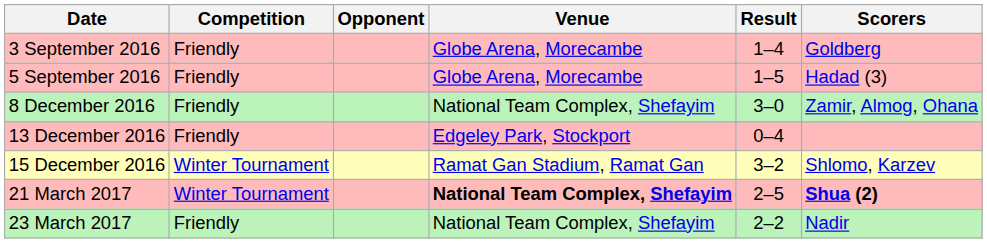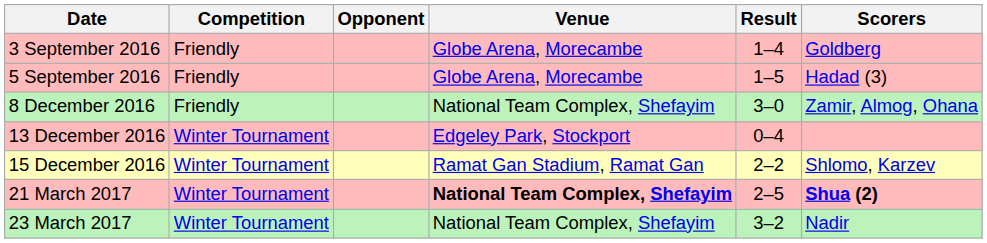(207, 135) Friendly -> (251, 135) Winter Tournament
(769, 164) 3–2 -> (769, 164) 2–2
(207, 223) Friendly -> (251, 223) Winter Tournament
(769, 223) 2–2 -> (769, 223) 3–2
